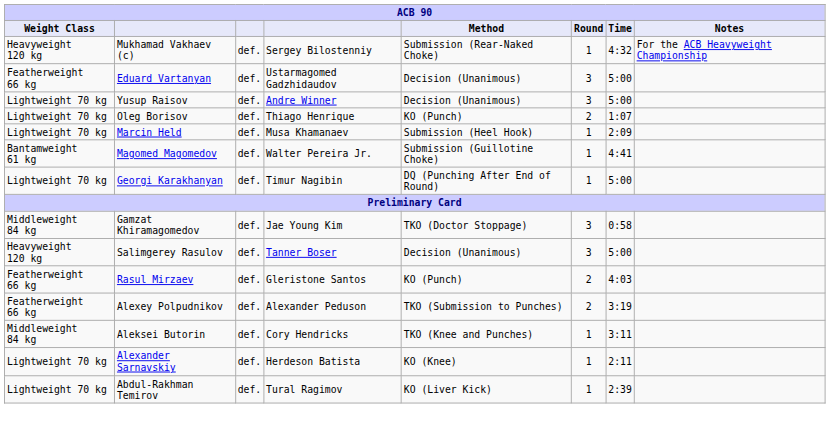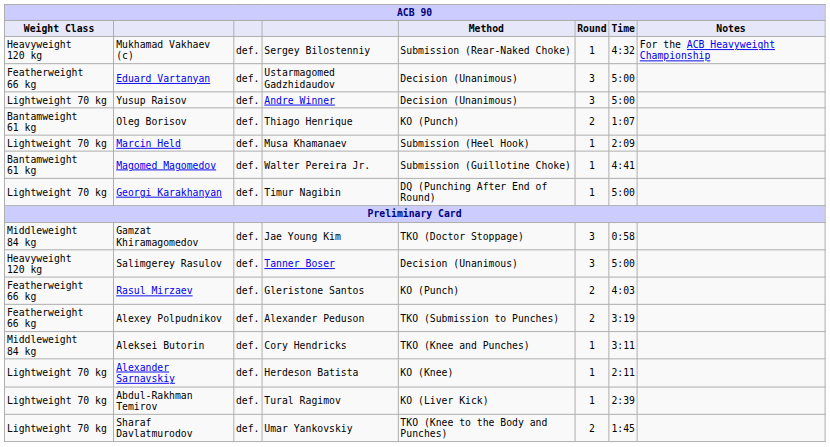(57, 116) Lightweight 70 kg -> (42, 122) Bantamweight 61 kg
+ row: (154, 428)
